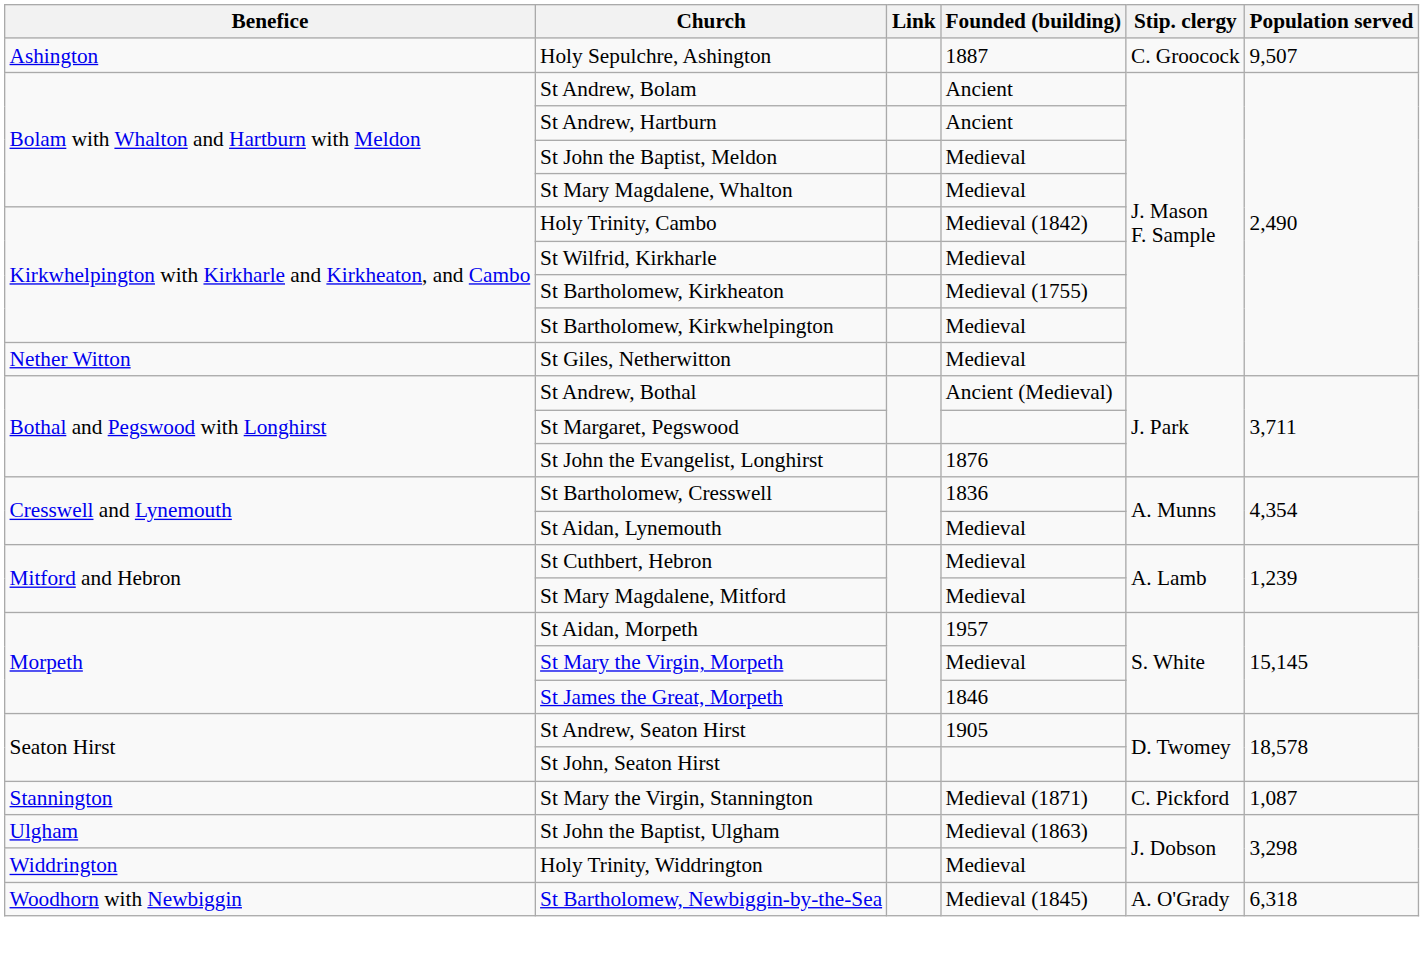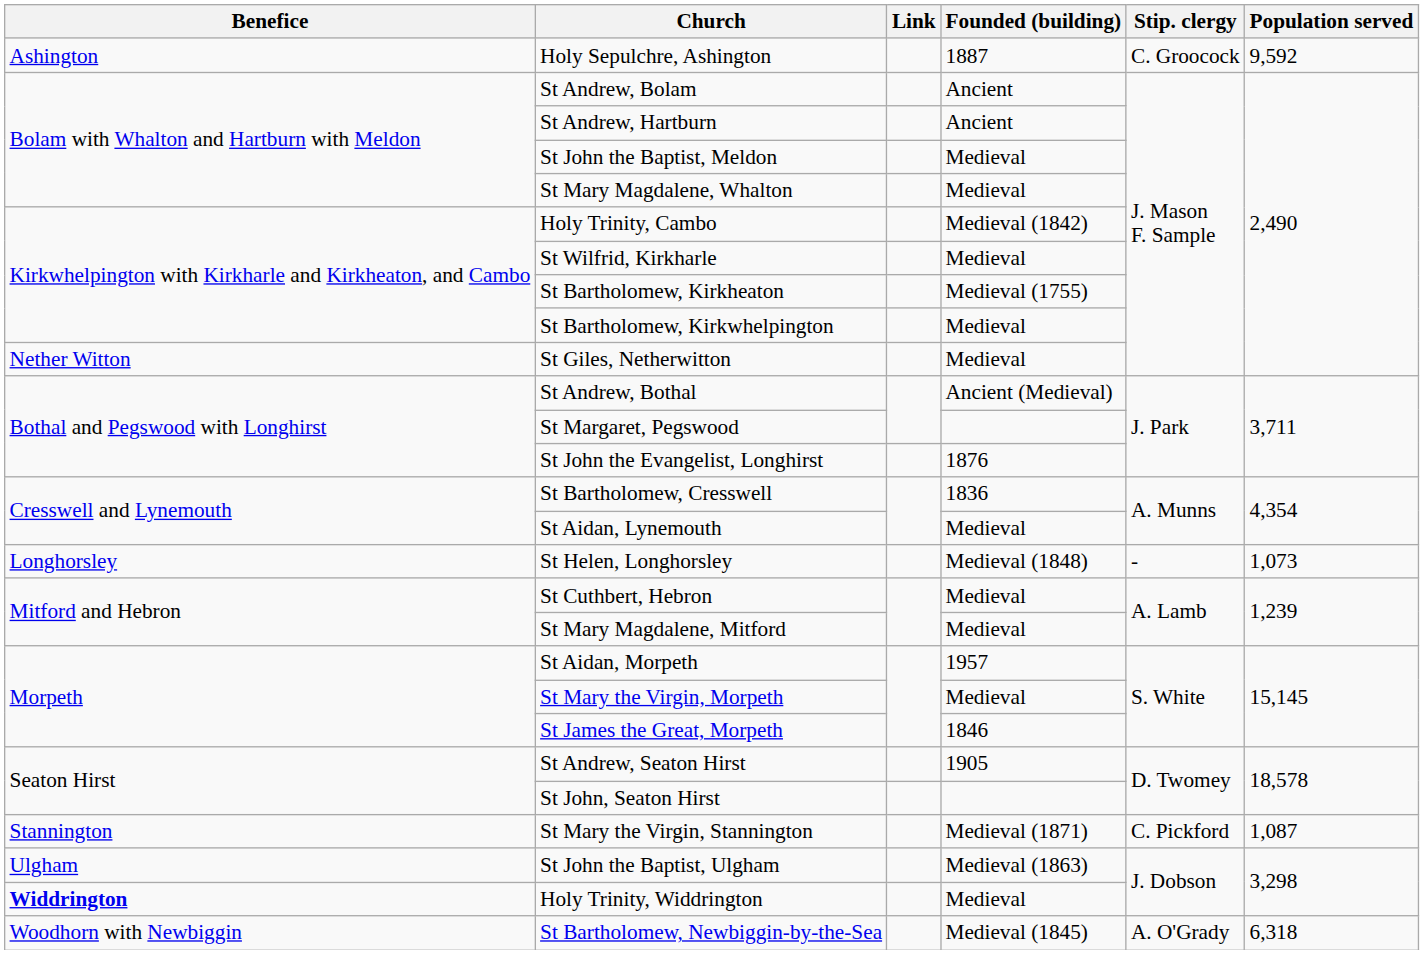(1273, 55) 9,507 -> (1273, 55) 9,592
+ row: (636, 561)
(64, 865) normal -> (69, 898) bold
